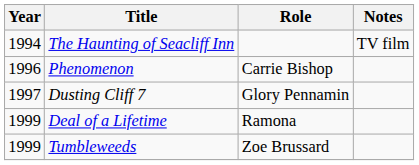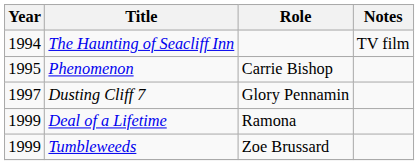(25, 69) 1996 -> (25, 69) 1995
